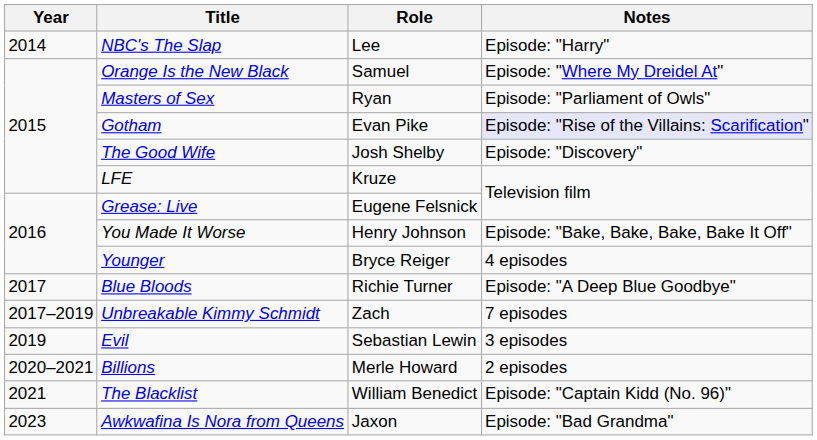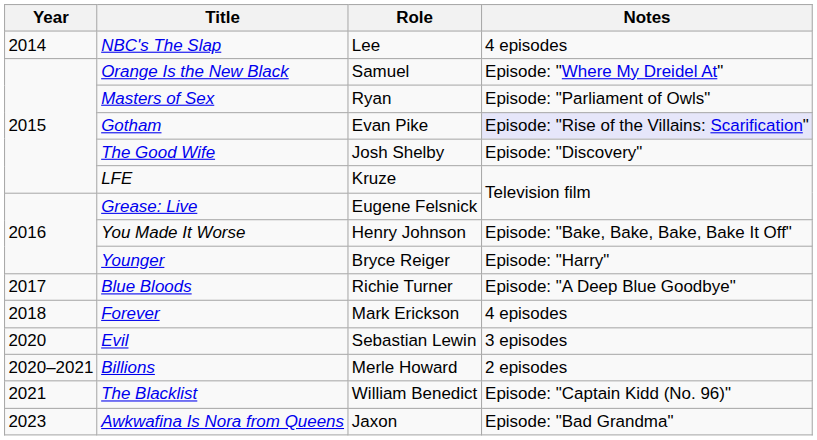(547, 44) Episode: "Harry" -> (526, 44) 4 episodes
(526, 260) 4 episodes -> (547, 260) Episode: "Harry"
- row: (210, 313)
+ row: (130, 313)
(27, 340) 2019 -> (27, 340) 2020
